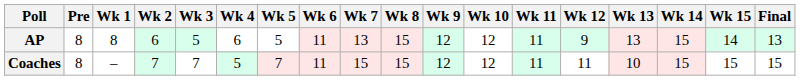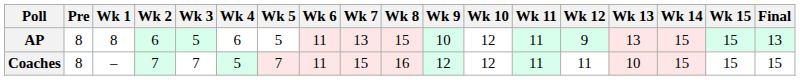(443, 39) 12 -> (443, 39) 10
(730, 39) 14 -> (730, 39) 15
(402, 63) 15 -> (402, 63) 16
